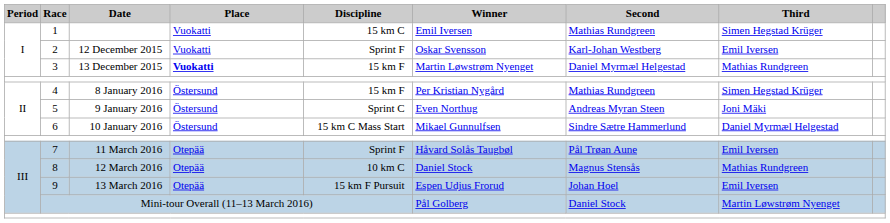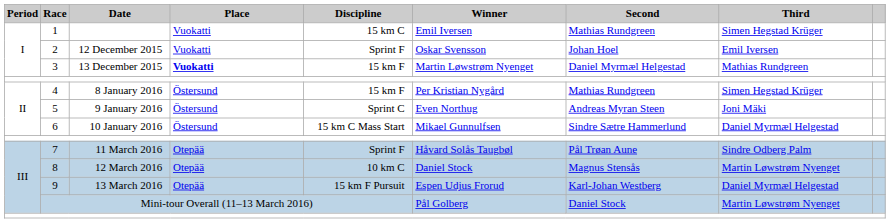(615, 49) Karl-Johan Westberg -> (593, 49) Johan Hoel
(750, 149) Emil Iversen -> (767, 149) Sindre Odberg Palm
(765, 167) Mathias Rundgreen -> (781, 167) Martin Løwstrøm Nyenget
(593, 185) Johan Hoel -> (615, 185) Karl-Johan Westberg
(750, 185) Emil Iversen -> (780, 185) Daniel Myrmæl Helgestad
